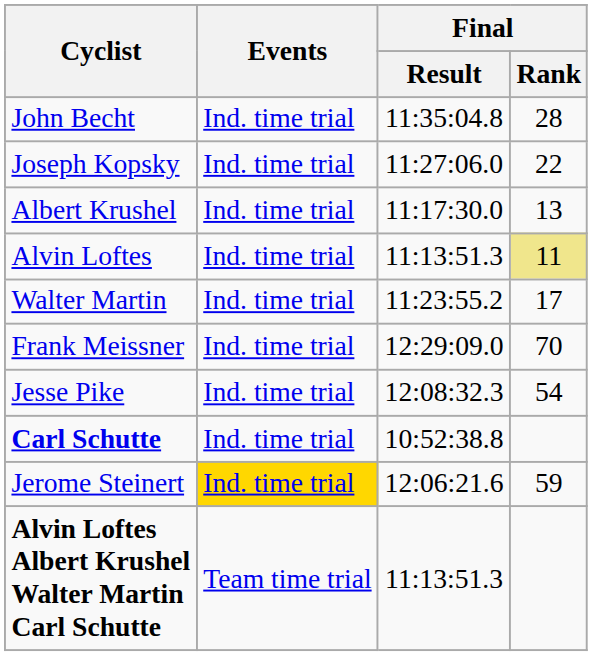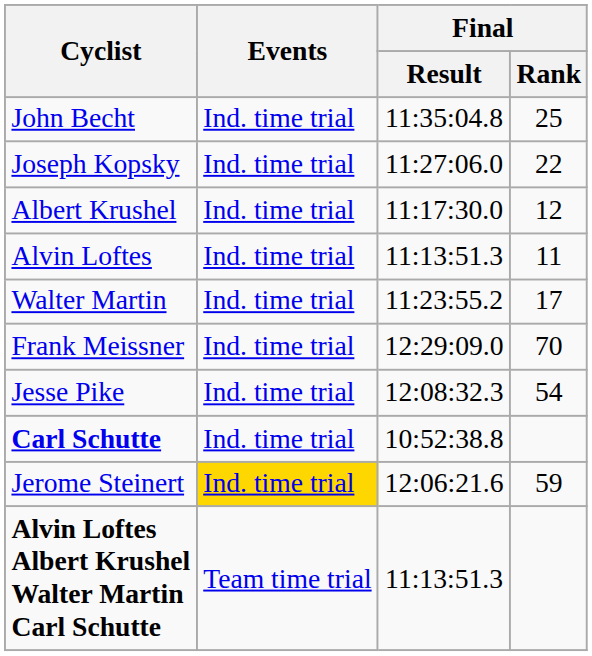(549, 118) 28 -> (549, 118) 25
(549, 210) 13 -> (549, 210) 12
(549, 255) khaki background -> (549, 255) no background
